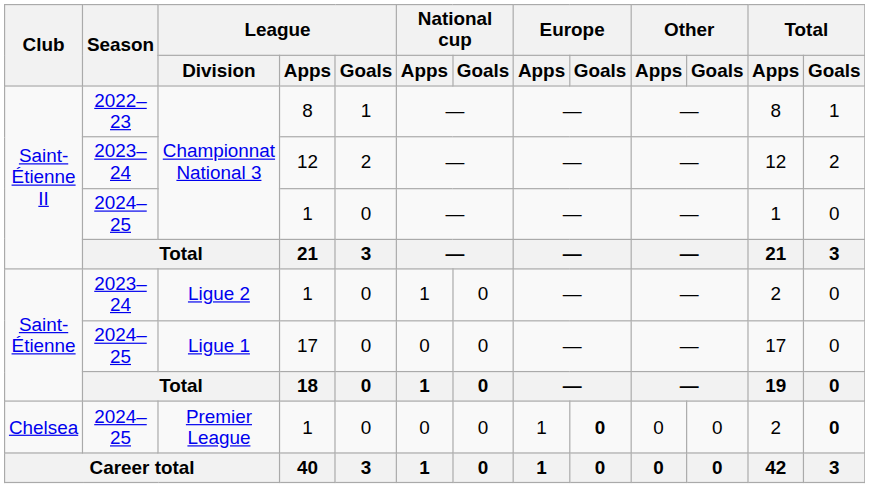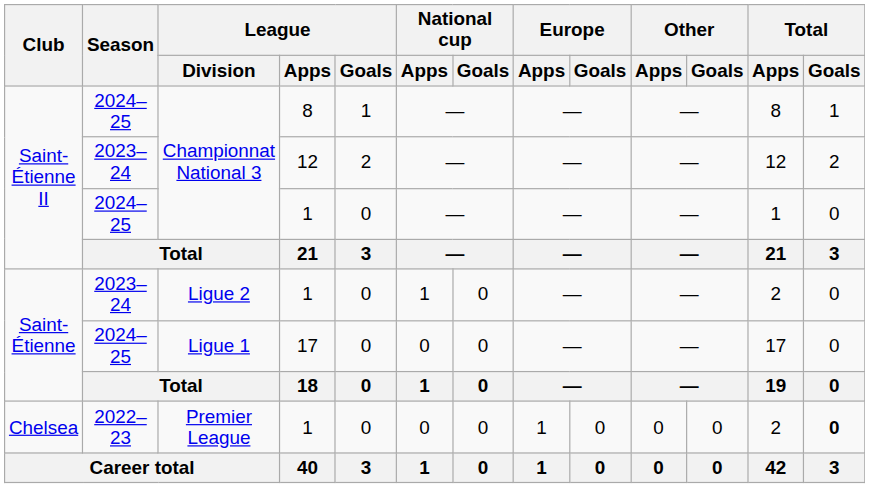(120, 111) 2022–23 -> (120, 111) 2024–25
(120, 427) 2024–25 -> (120, 427) 2022–23
(600, 427) bold -> (600, 427) normal
